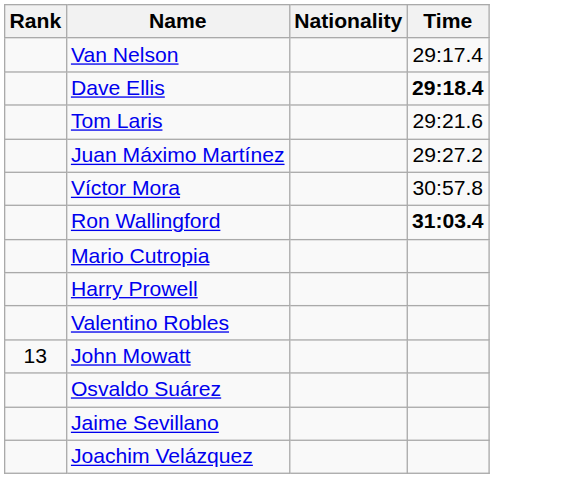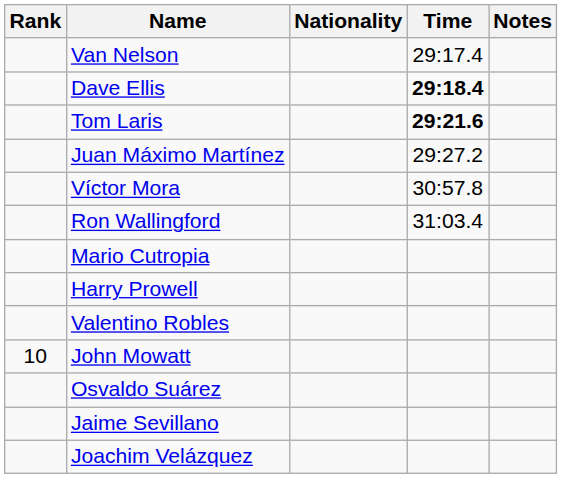+ column: (523, 21)
(448, 121) normal -> (448, 121) bold
(448, 222) bold -> (448, 222) normal
(35, 356) 13 -> (35, 356) 10
